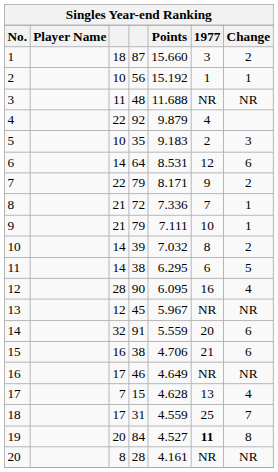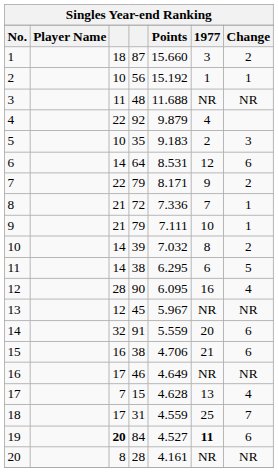(119, 436) normal -> (119, 436) bold
(248, 436) 8 -> (248, 436) 6
